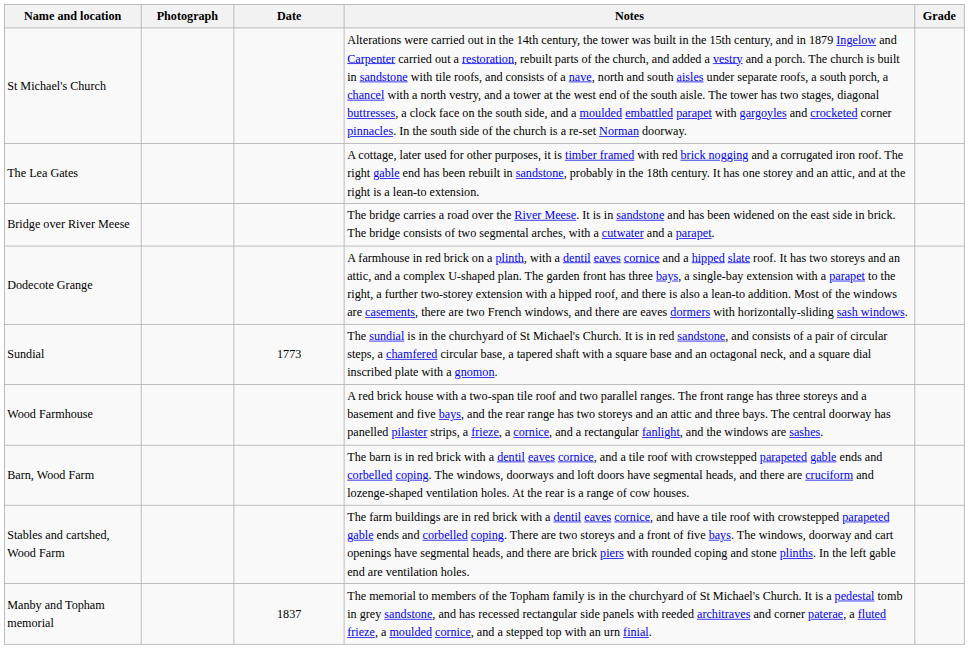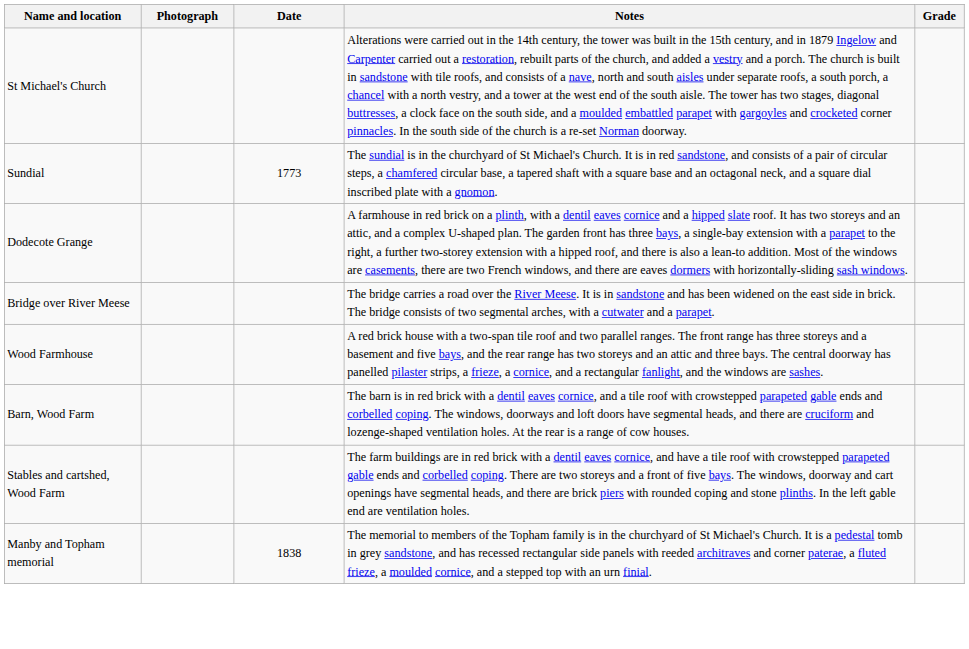- row: (43, 173)
rows swapped: (68, 224) <-> (26, 354)
(289, 614) 1837 -> (289, 553) 1838
